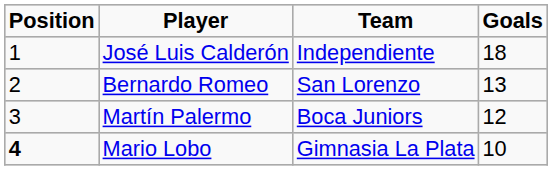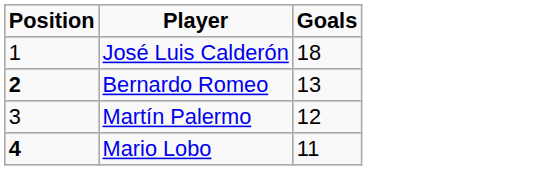- column: (386, 21)
(15, 85) normal -> (15, 85) bold
(495, 149) 10 -> (308, 149) 11
